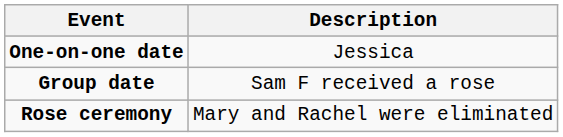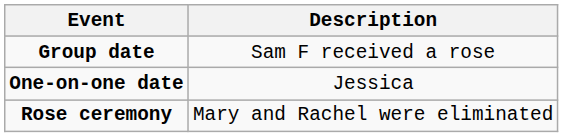rows swapped: (97, 84) <-> (97, 52)
